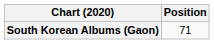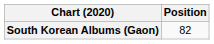(185, 30) 71 -> (185, 30) 82
